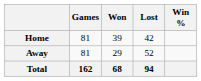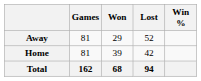rows swapped: (37, 38) <-> (37, 53)
